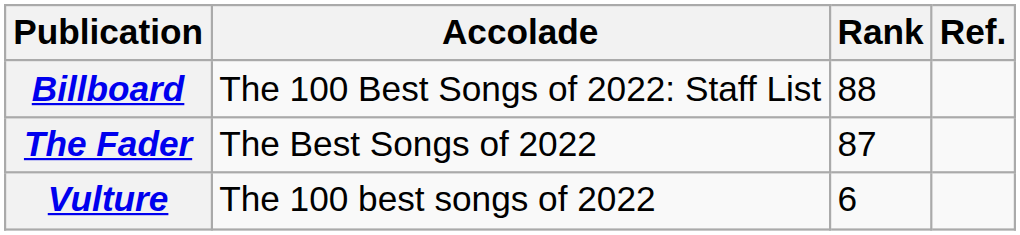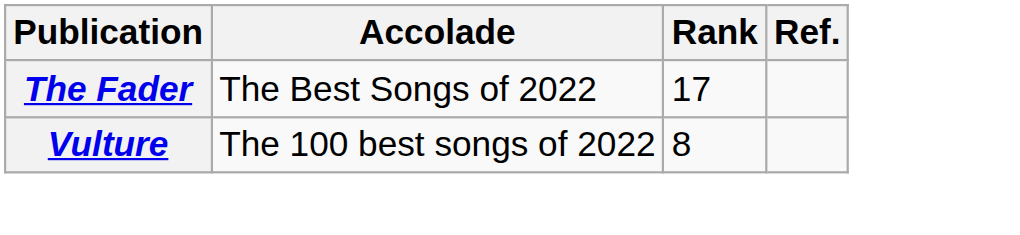- row: (108, 88)
(857, 144) 87 -> (691, 88) 17
(847, 199) 6 -> (682, 144) 8
